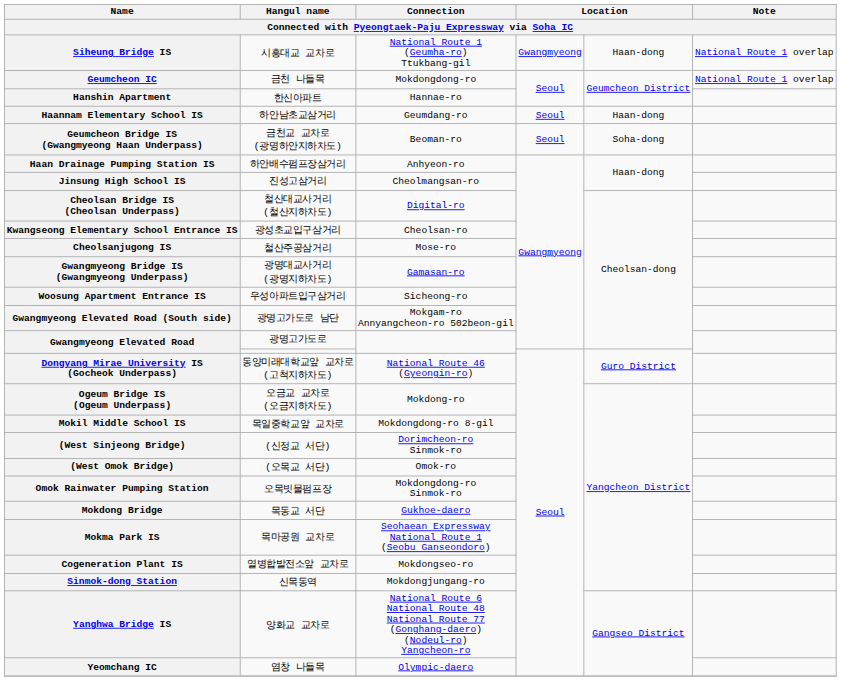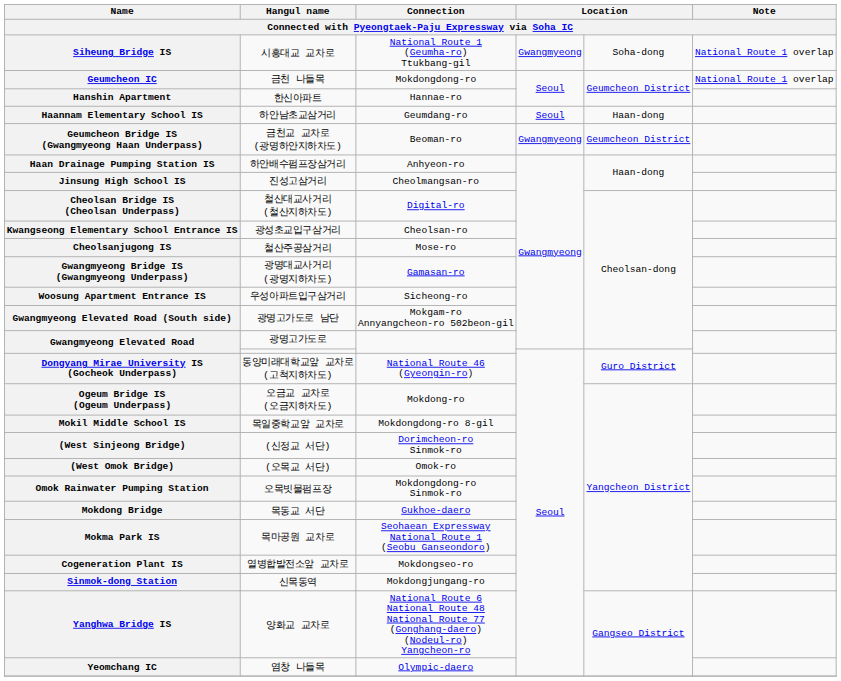(638, 53) Haan-dong -> (638, 53) Soha-dong
(550, 139) Seoul -> (550, 139) Gwangmyeong
(638, 139) Soha-dong -> (638, 139) Geumcheon District
